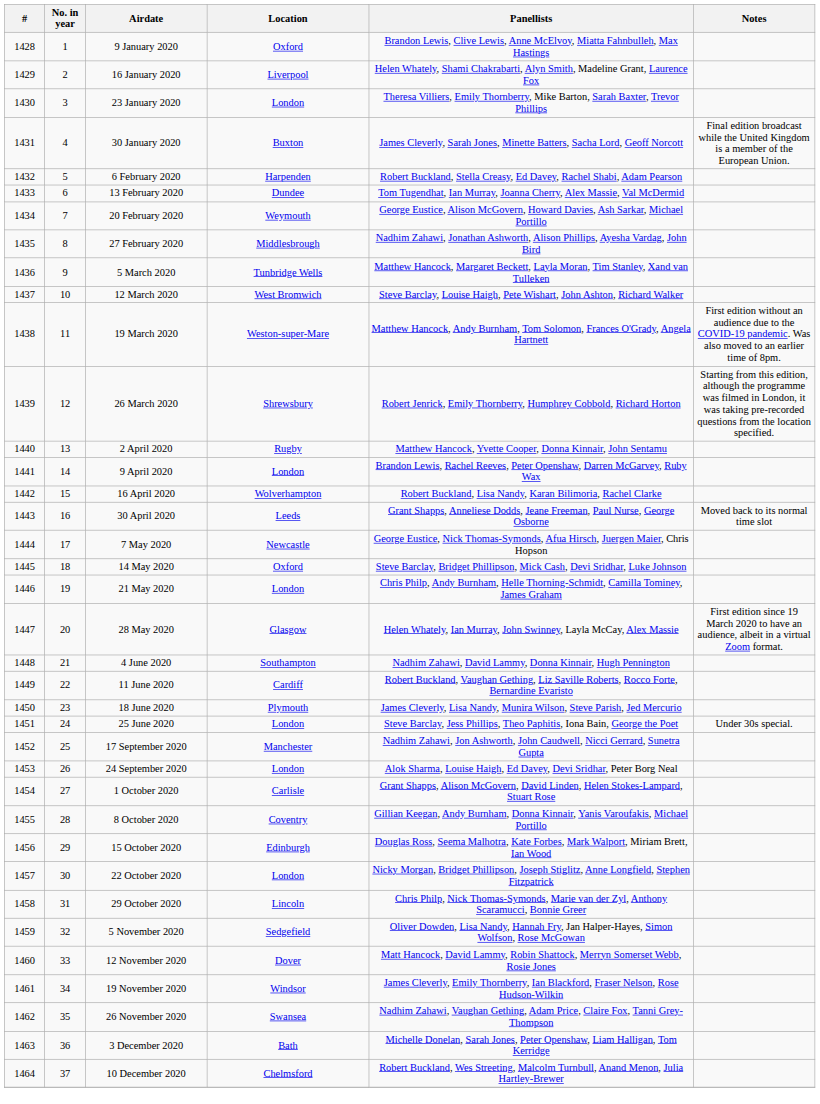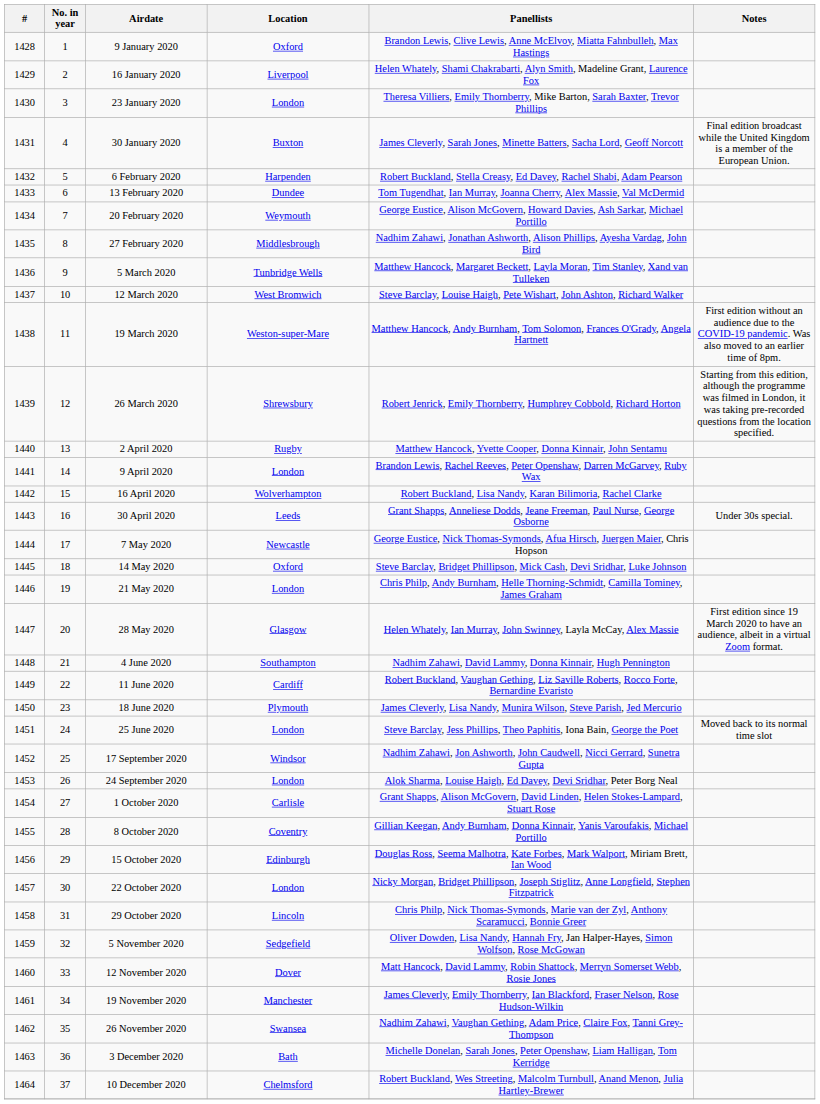(754, 516) Moved back to its normal time slot -> (754, 516) Under 30s special.
(754, 724) Under 30s special. -> (754, 730) Moved back to its normal time slot
(288, 746) Manchester -> (288, 758) Windsor
(288, 988) Windsor -> (288, 1000) Manchester
